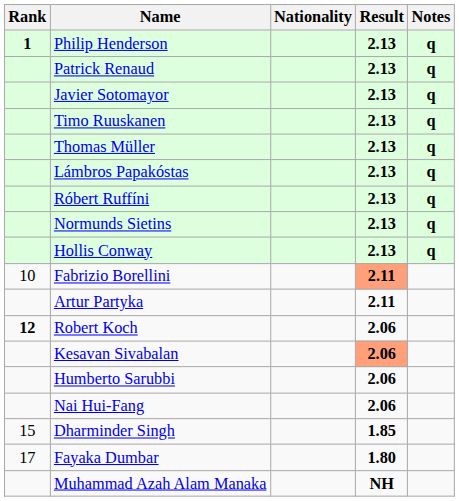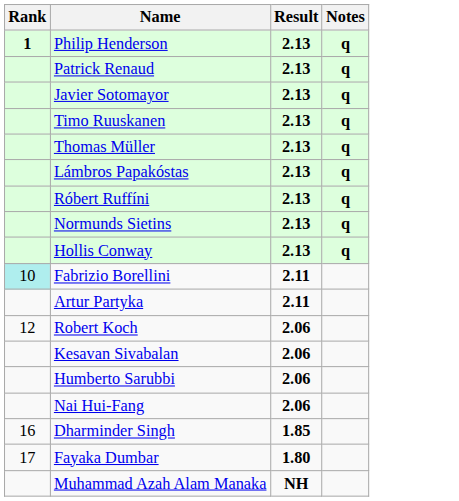- column: (313, 17)
(27, 276) no background -> (27, 276) paleturquoise background
(382, 276) lightsalmon background -> (296, 276) no background
(27, 328) bold -> (27, 328) normal
(382, 353) lightsalmon background -> (296, 353) no background
(27, 431) 15 -> (27, 431) 16
